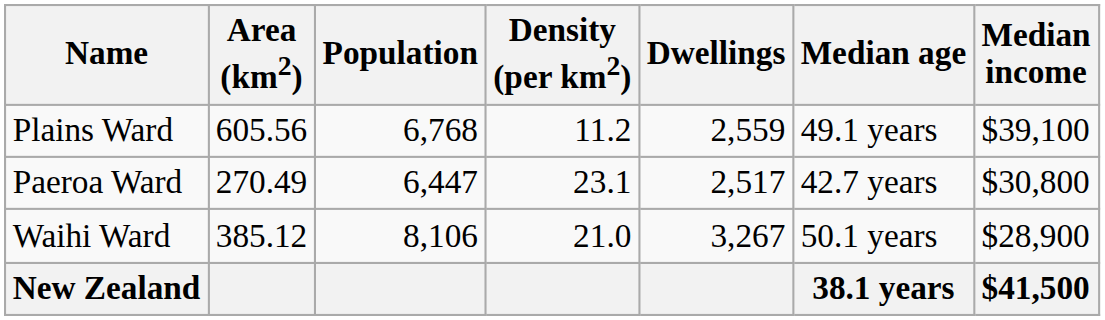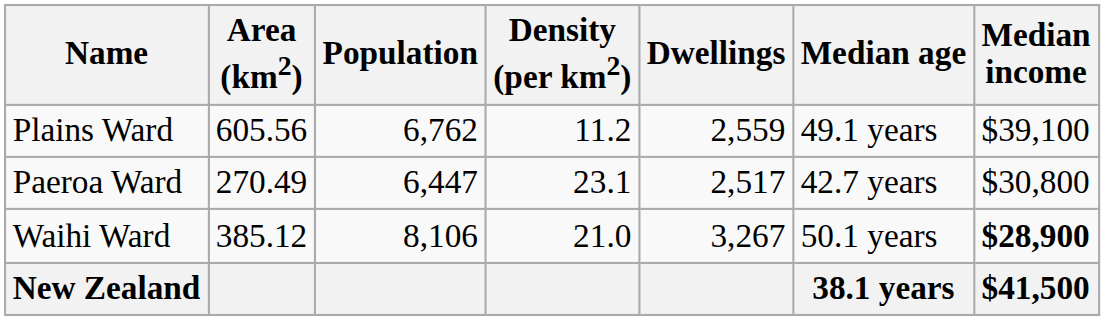(441, 130) 6,768 -> (441, 130) 6,762
(1036, 235) normal -> (1036, 235) bold
